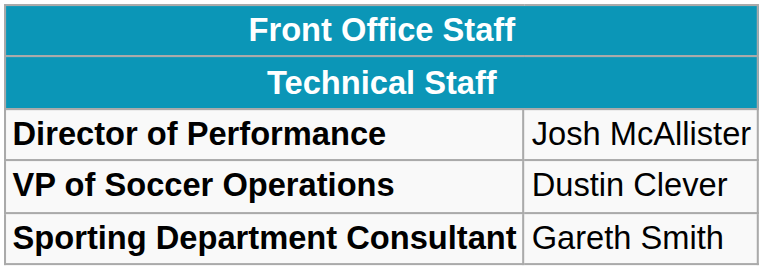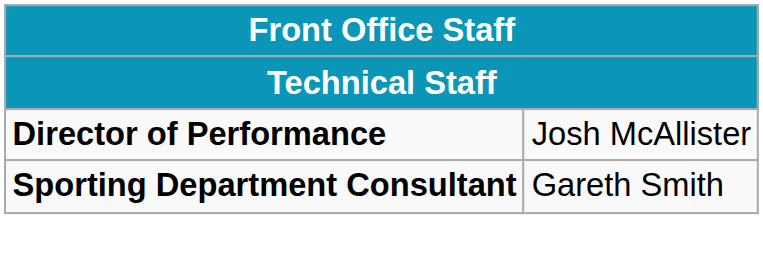- row: (204, 185)
